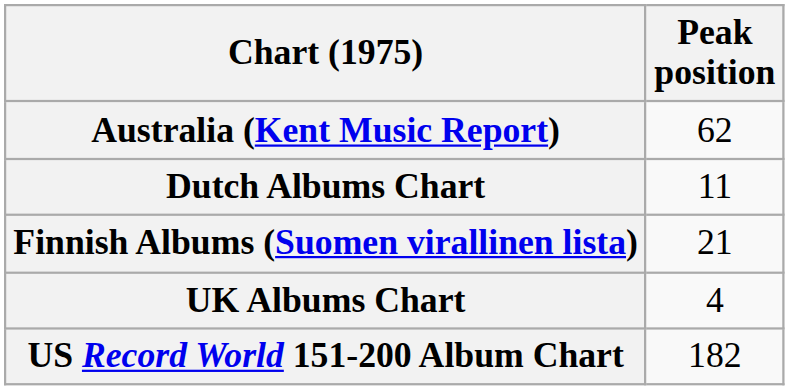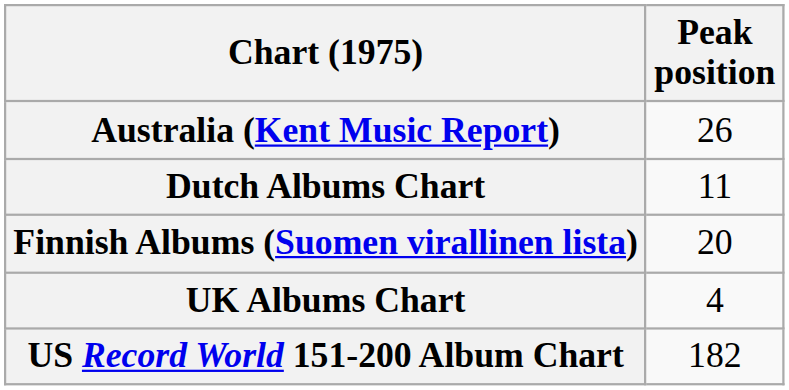(715, 129) 62 -> (715, 129) 26
(715, 242) 21 -> (715, 242) 20
